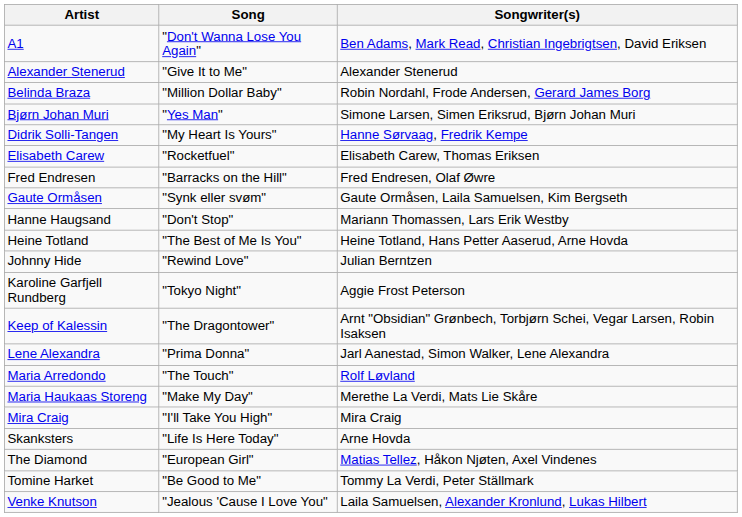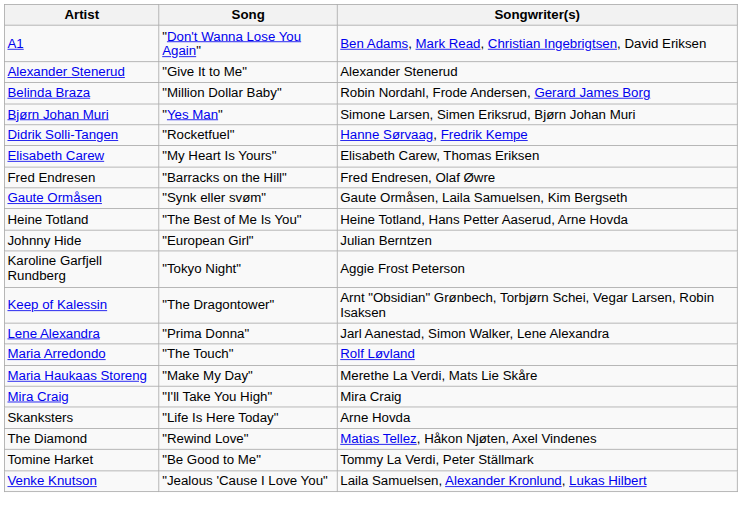(219, 135) "My Heart Is Yours" -> (198, 135) "Rocketfuel"
(198, 156) "Rocketfuel" -> (219, 156) "My Heart Is Yours"
- row: (59, 219)
(205, 261) "Rewind Love" -> (208, 240) "European Girl"
(208, 460) "European Girl" -> (205, 438) "Rewind Love"
